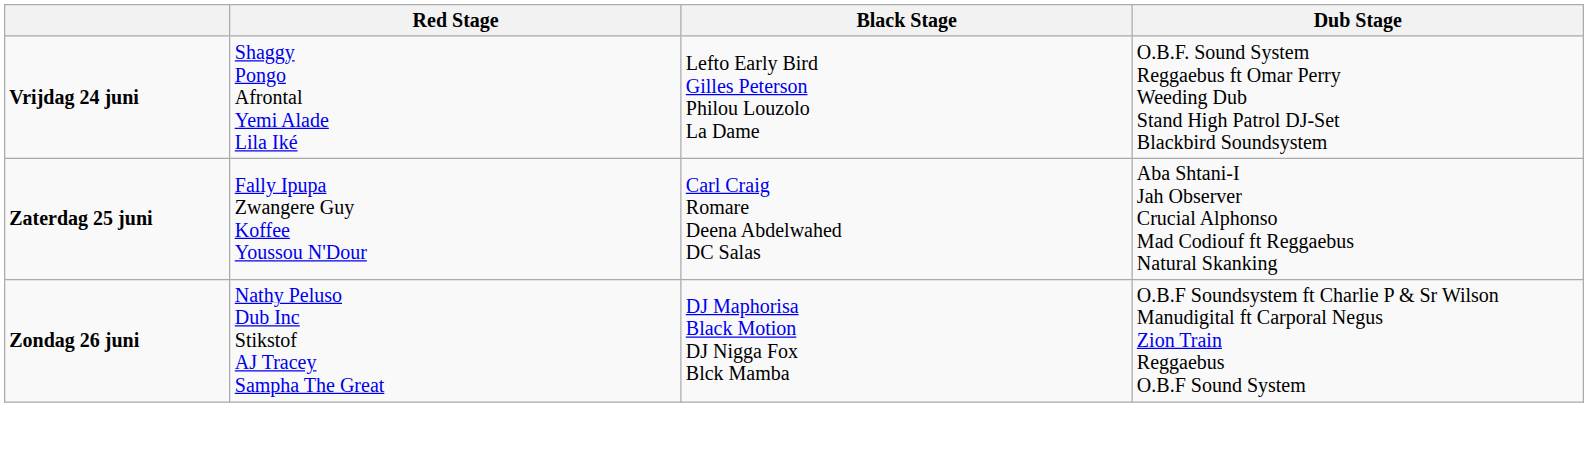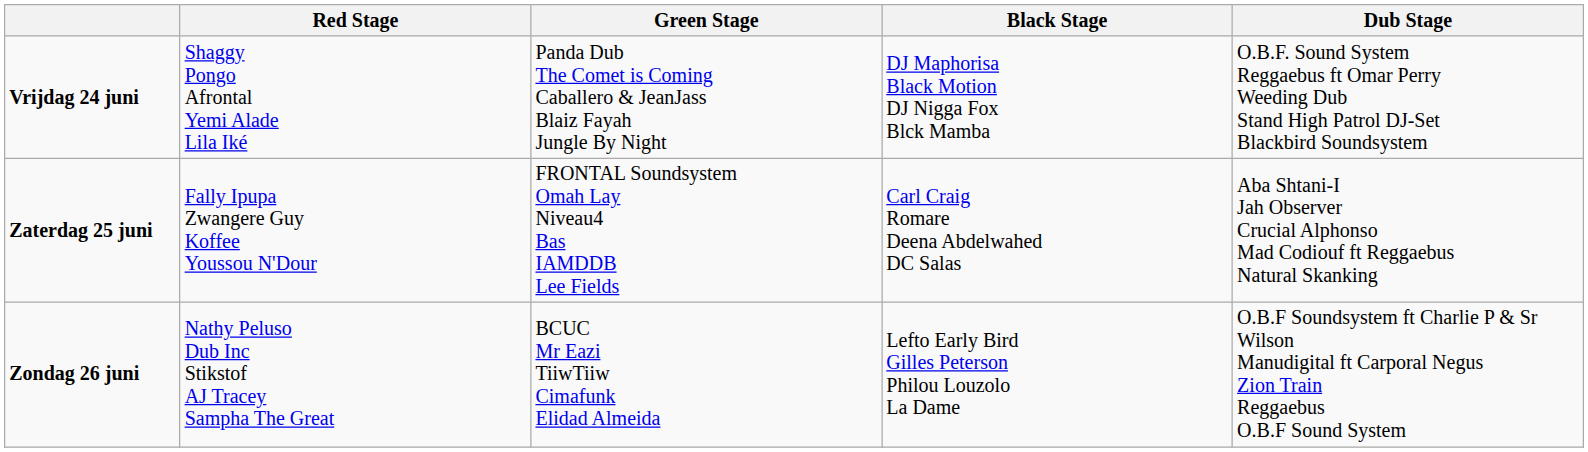+ column: (706, 20)
(752, 97) Lefto Early Bird Gilles Peterson Philou Louzolo La Dame -> (943, 97) DJ Maphorisa Black Motion DJ Nigga Fox Blck Mamba
(742, 340) DJ Maphorisa Black Motion DJ Nigga Fox Blck Mamba -> (952, 374) Lefto Early Bird Gilles Peterson Philou Louzolo La Dame
